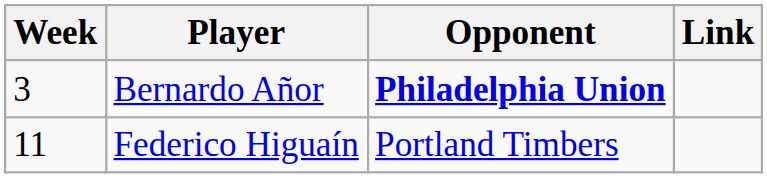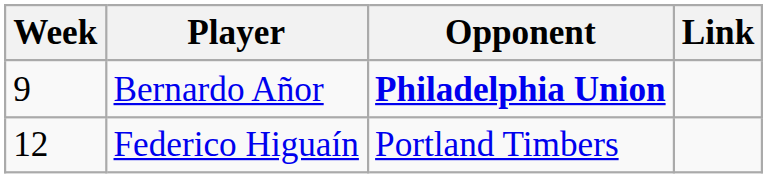(22, 88) 3 -> (22, 88) 9
(30, 144) 11 -> (31, 144) 12
